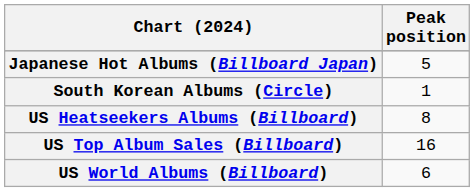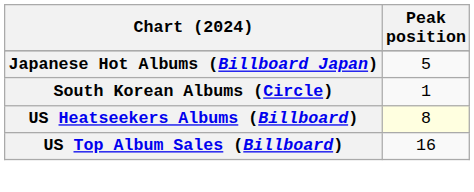(426, 119) no background -> (426, 119) lightyellow background
- row: (193, 173)
